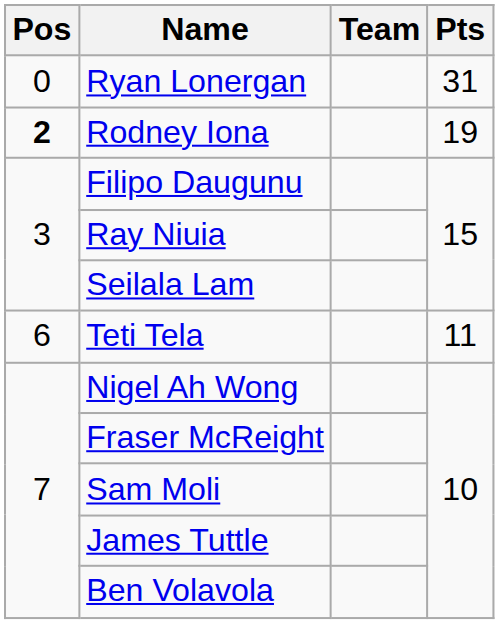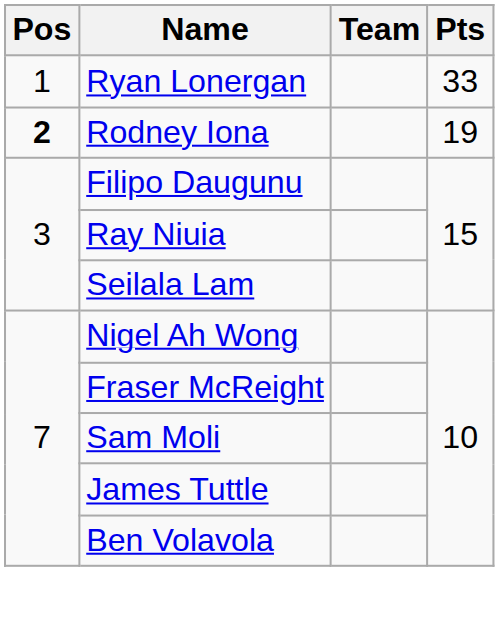(42, 81) 0 -> (42, 81) 1
(460, 81) 31 -> (460, 81) 33
- row: (145, 336)
